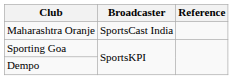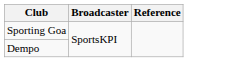- row: (51, 30)
